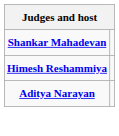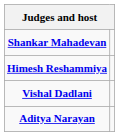+ row: (57, 93)
